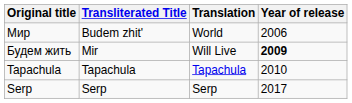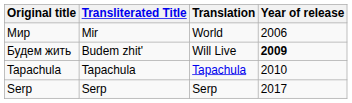(112, 32) Budem zhit' -> (90, 32) Mir
(90, 51) Mir -> (112, 51) Budem zhit'
